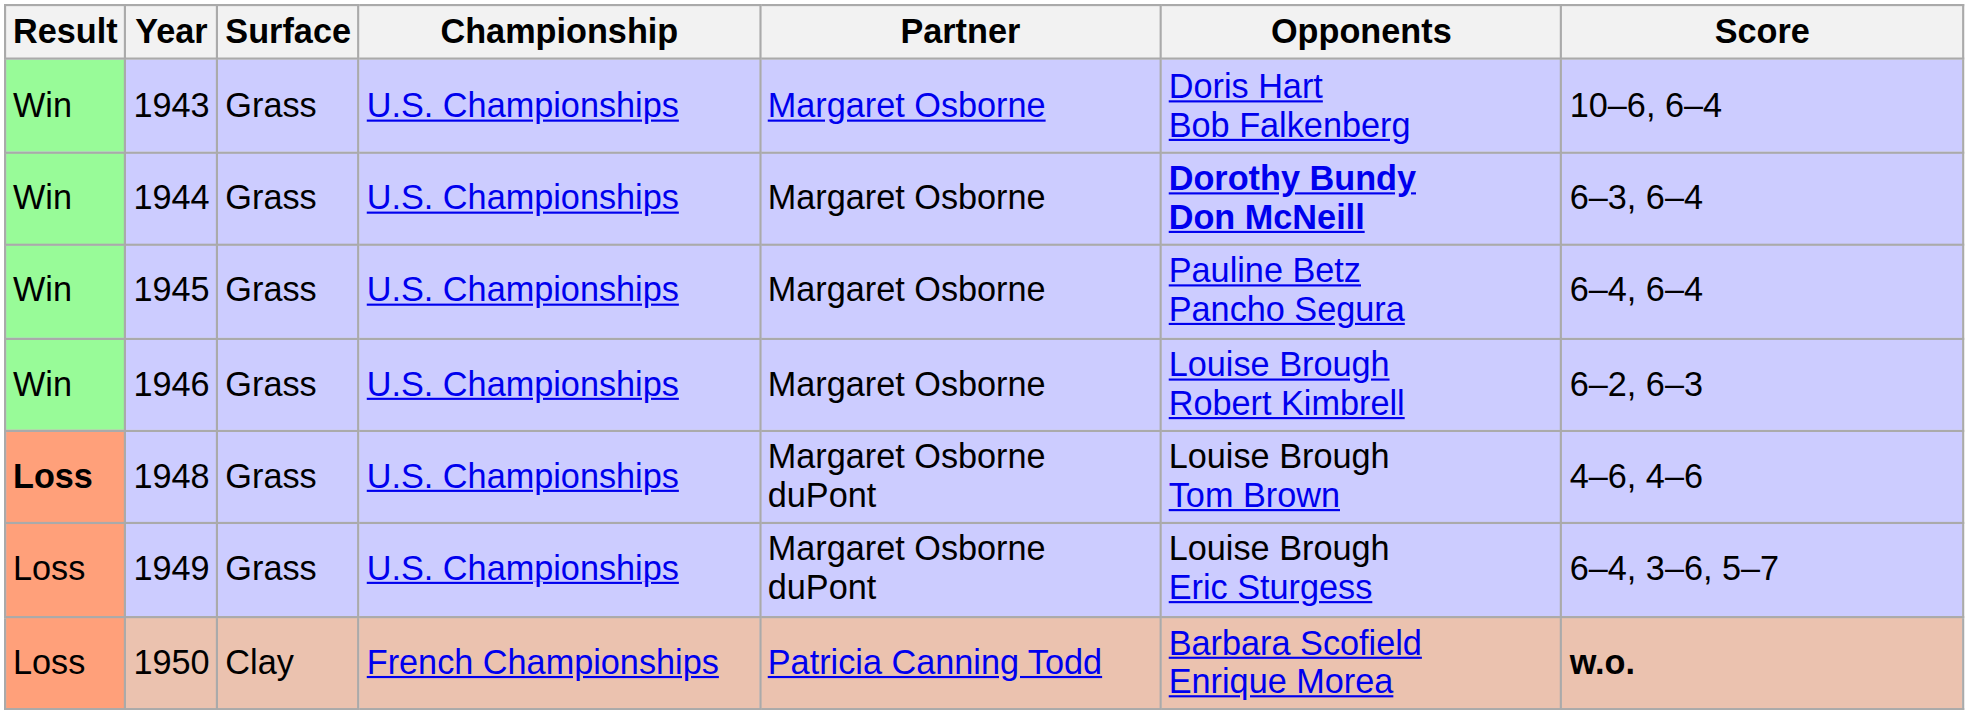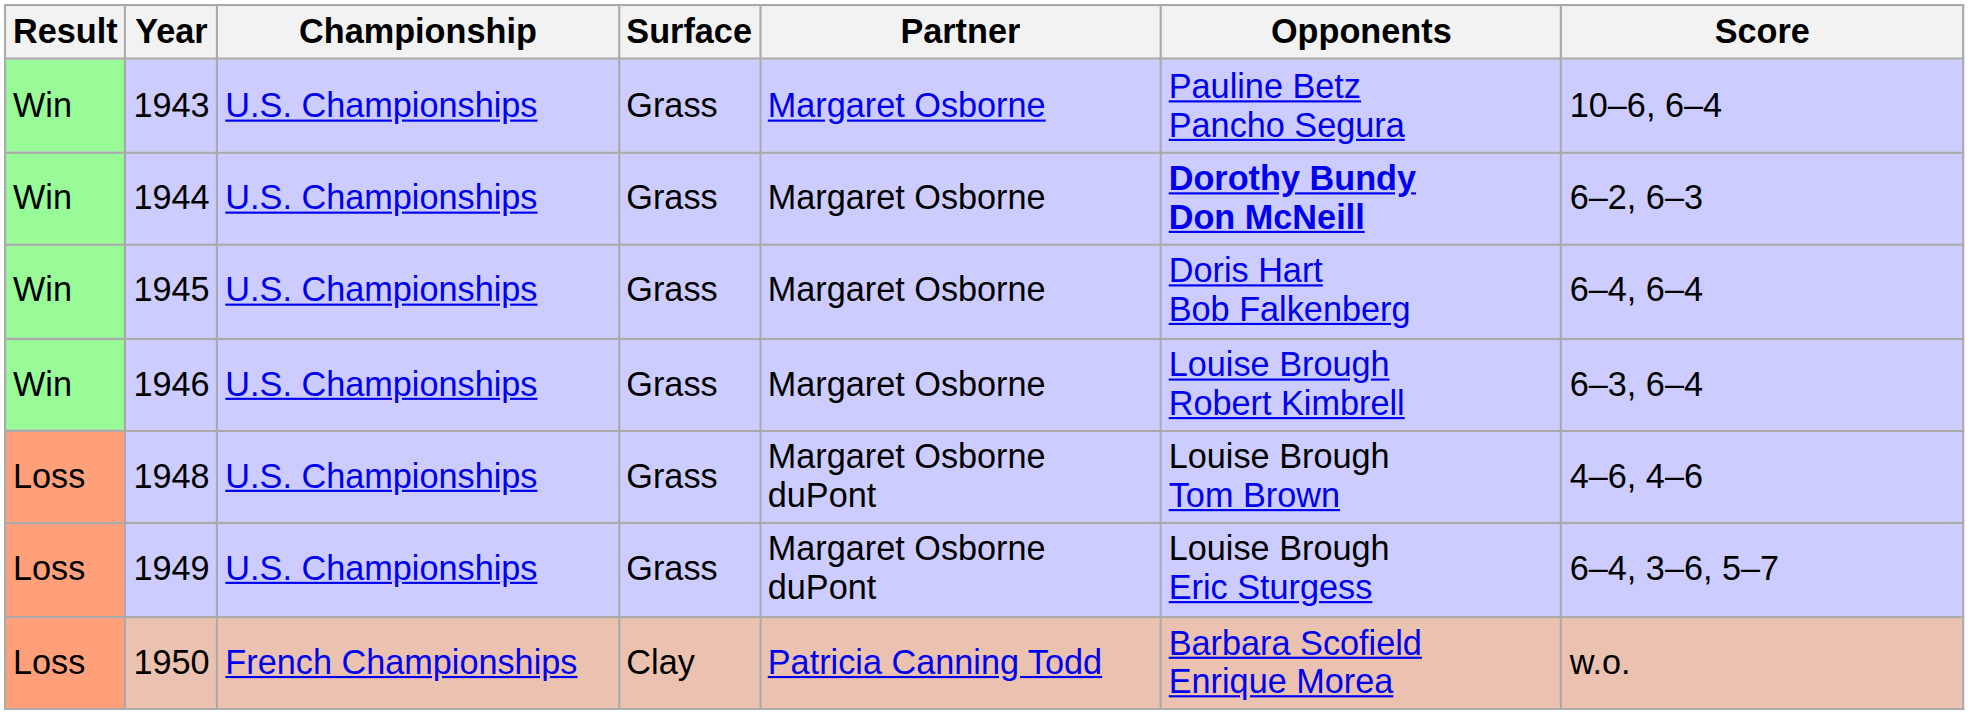columns swapped: (559, 31) <-> (288, 31)
(1290, 105) Doris Hart Bob Falkenberg -> (1287, 105) Pauline Betz Pancho Segura
(1636, 198) 6–3, 6–4 -> (1636, 198) 6–2, 6–3
(1287, 290) Pauline Betz Pancho Segura -> (1290, 290) Doris Hart Bob Falkenberg
(1636, 383) 6–2, 6–3 -> (1636, 383) 6–3, 6–4
(53, 476) bold -> (49, 476) normal
(1602, 662) bold -> (1600, 662) normal
